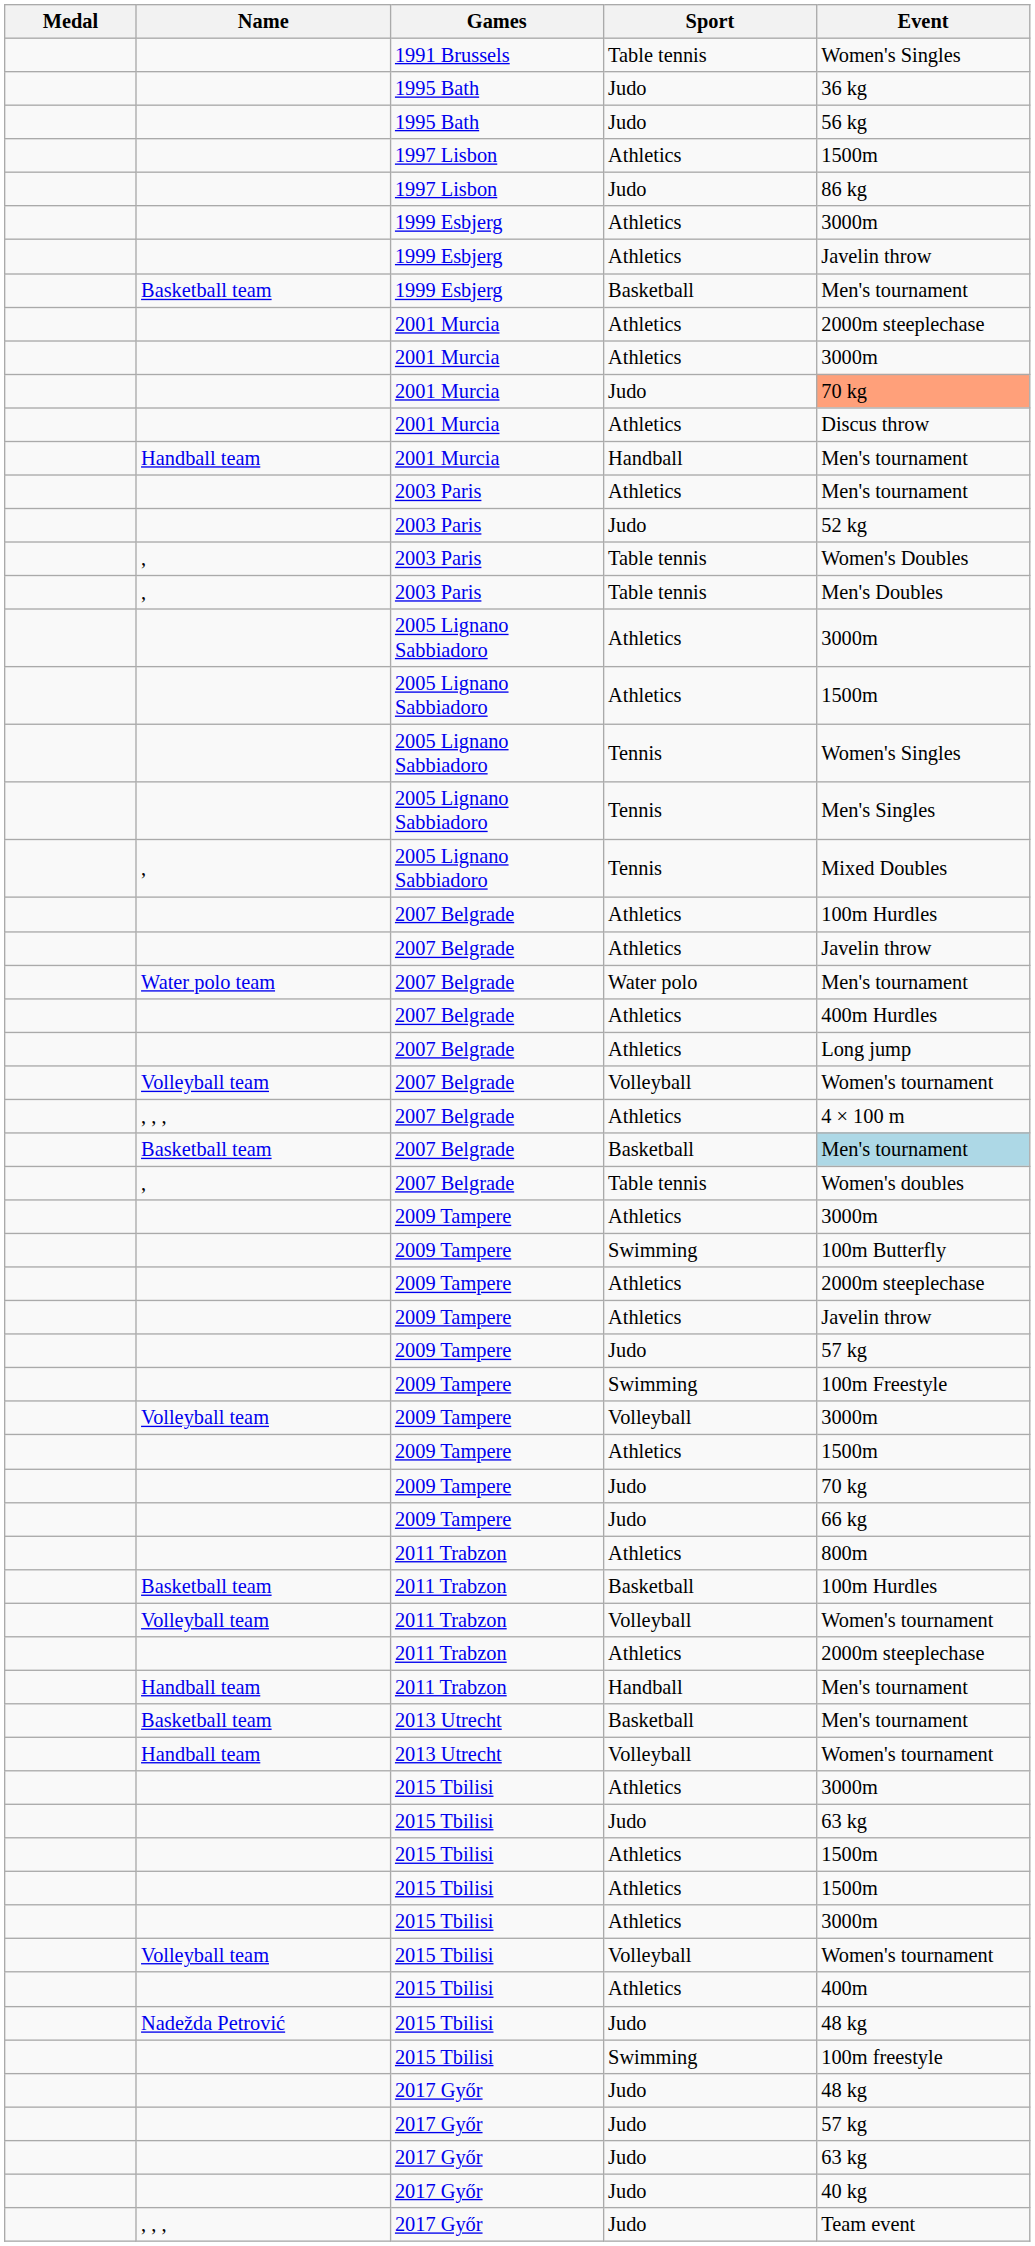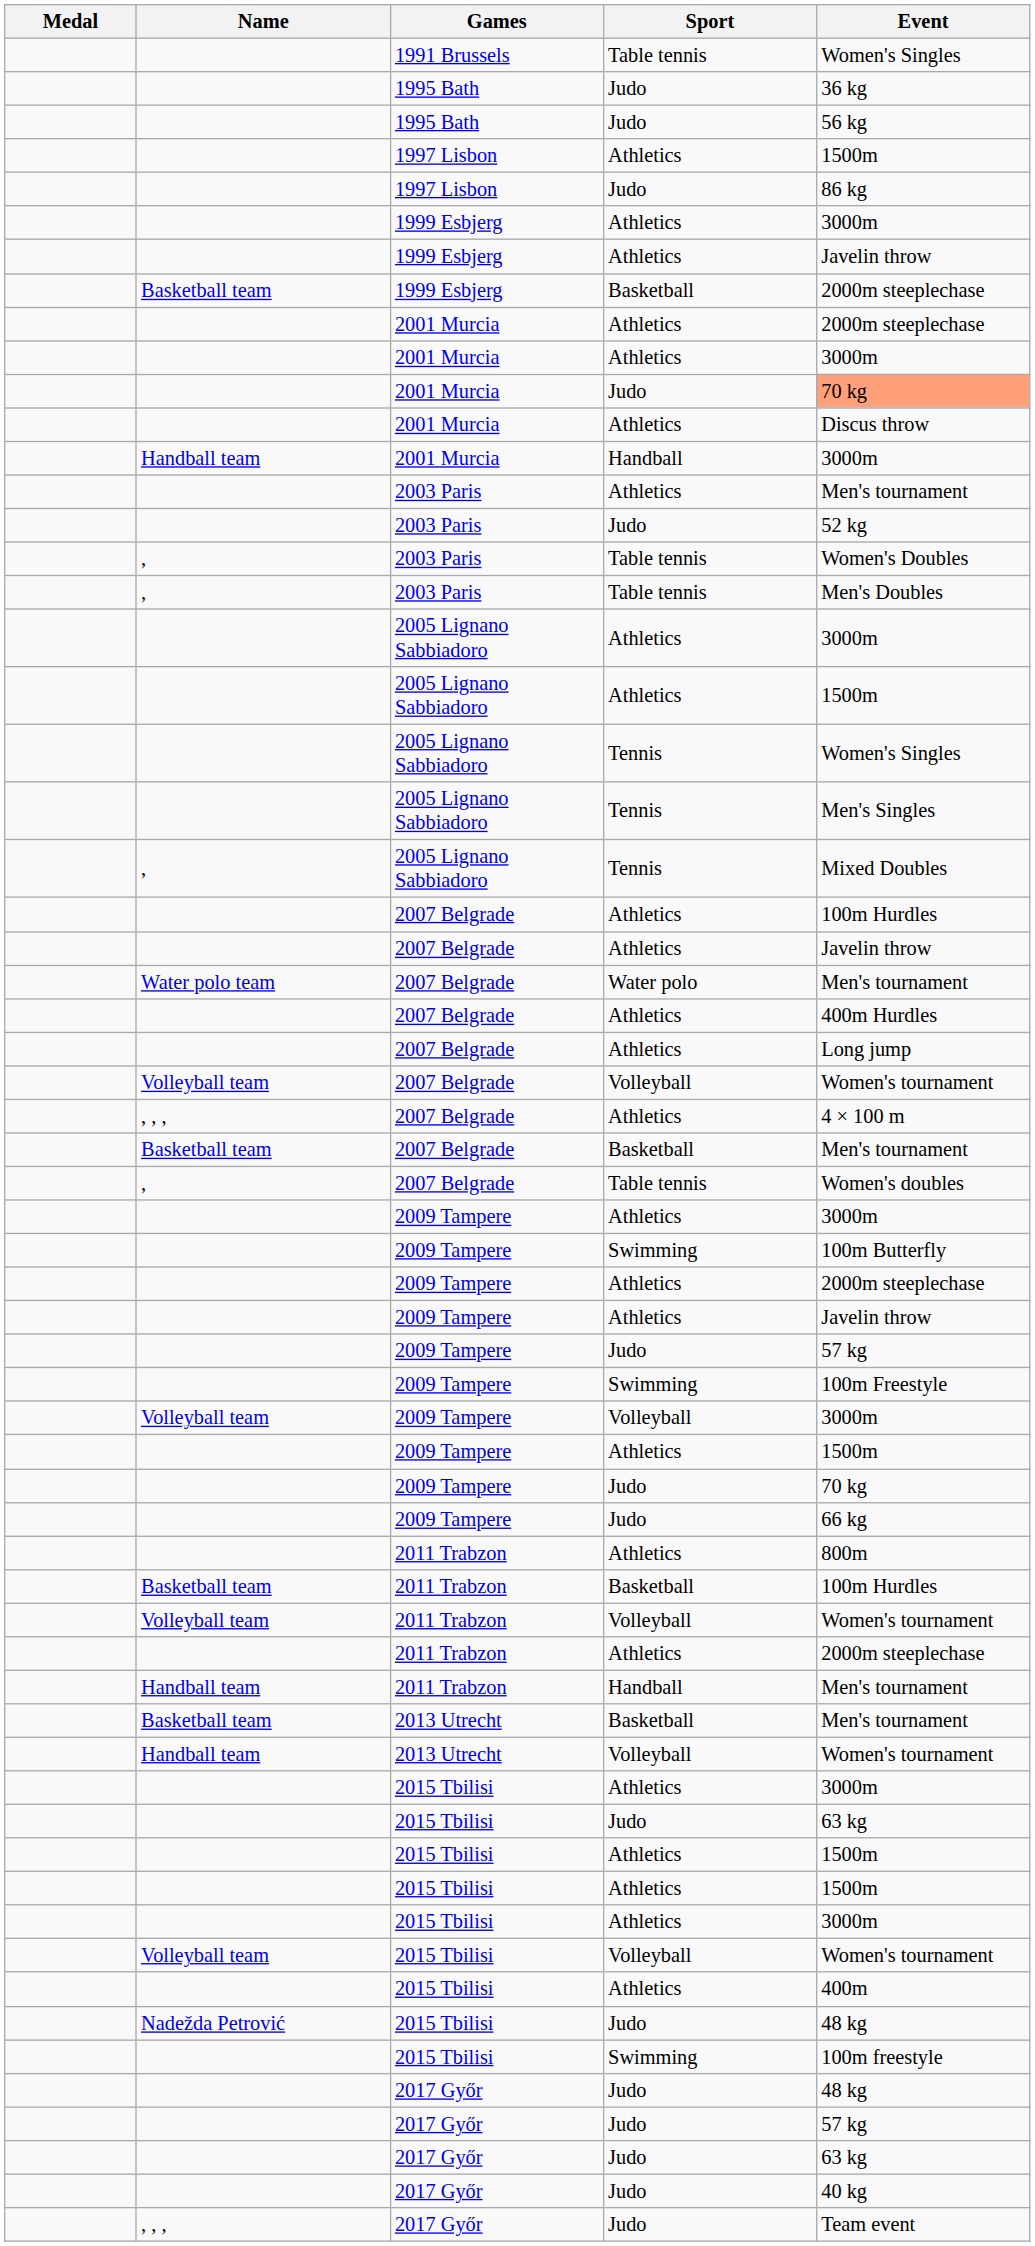(895, 290) Men's tournament -> (903, 290) 2000m steeplechase
(895, 458) Men's tournament -> (849, 458) 3000m
(895, 1149) lightblue background -> (895, 1149) no background
